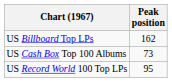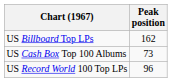(148, 69) 95 -> (148, 69) 96
